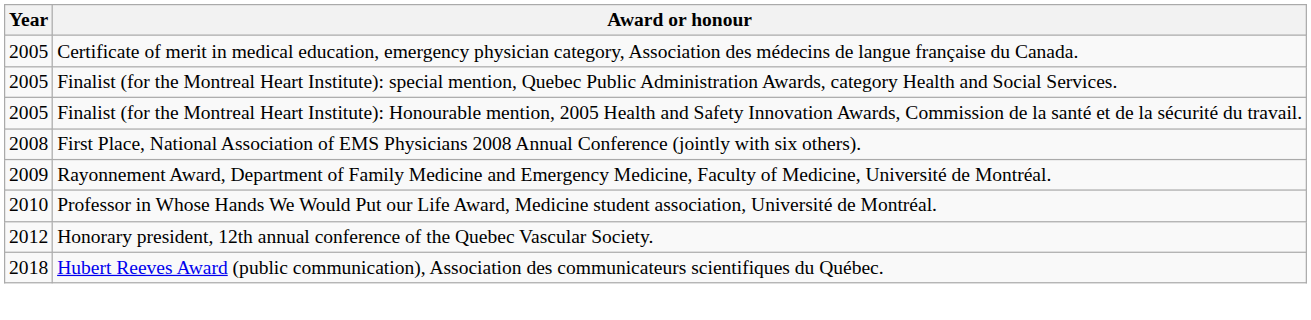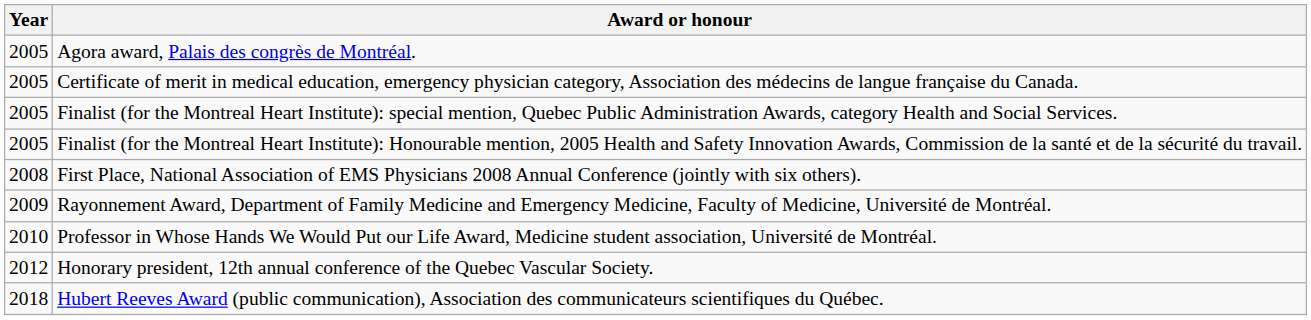+ row: (237, 50)
